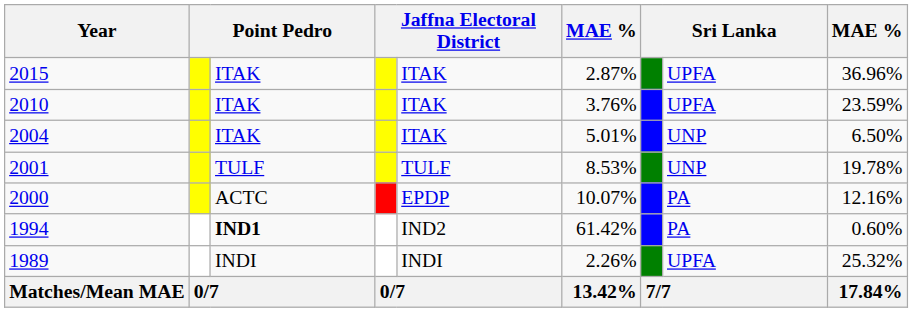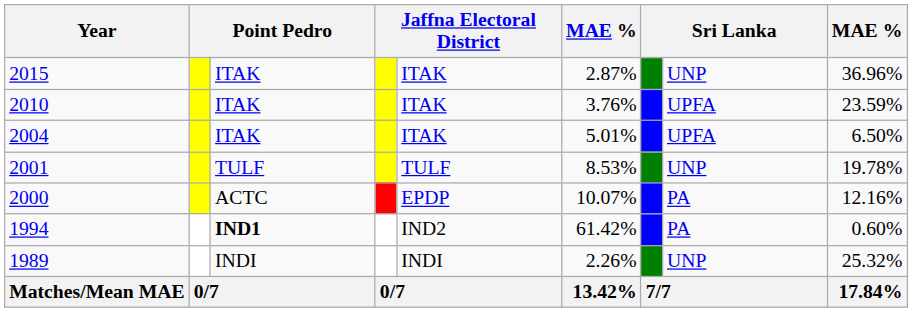(691, 73) UPFA -> (687, 73) UNP
(687, 135) UNP -> (691, 135) UPFA
(691, 260) UPFA -> (687, 260) UNP
